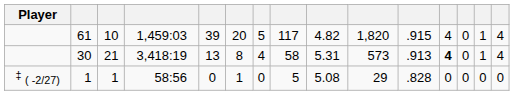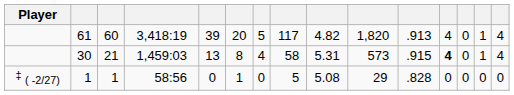(111, 35) 10 -> (111, 35) 60
(162, 35) 1,459:03 -> (162, 35) 3,418:19
(419, 35) .915 -> (419, 35) .913
(162, 55) 3,418:19 -> (162, 55) 1,459:03
(419, 55) .913 -> (419, 55) .915
